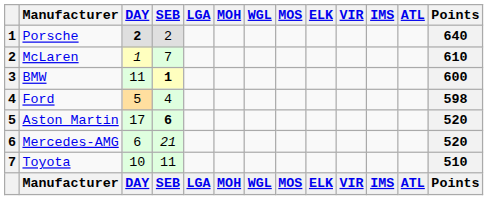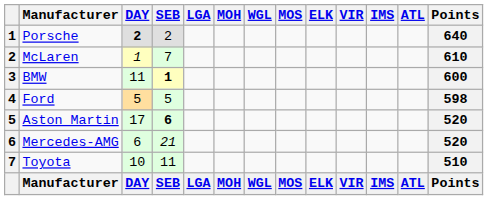(168, 99) 4 -> (168, 99) 5
